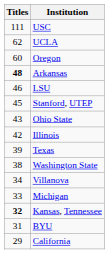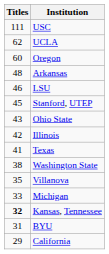(17, 73) bold -> (17, 73) normal
(17, 149) 39 -> (17, 149) 41
(17, 180) 34 -> (17, 180) 35
